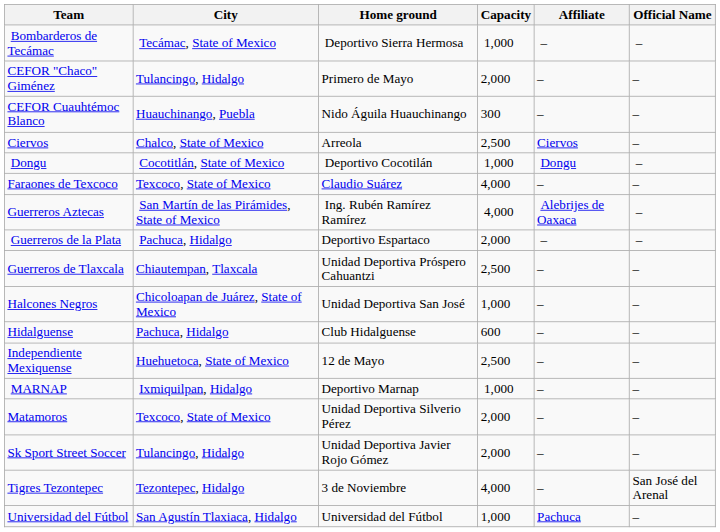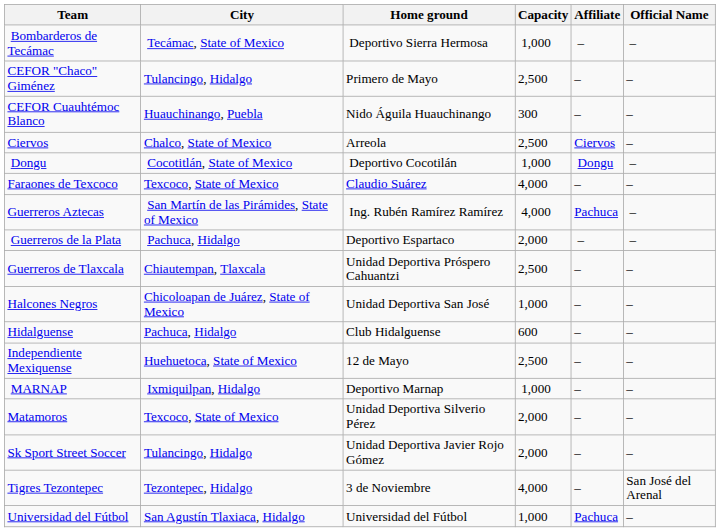(496, 78) 2,000 -> (533, 78) 2,500
(571, 212) Alebrijes de Oaxaca -> (596, 212) Pachuca
